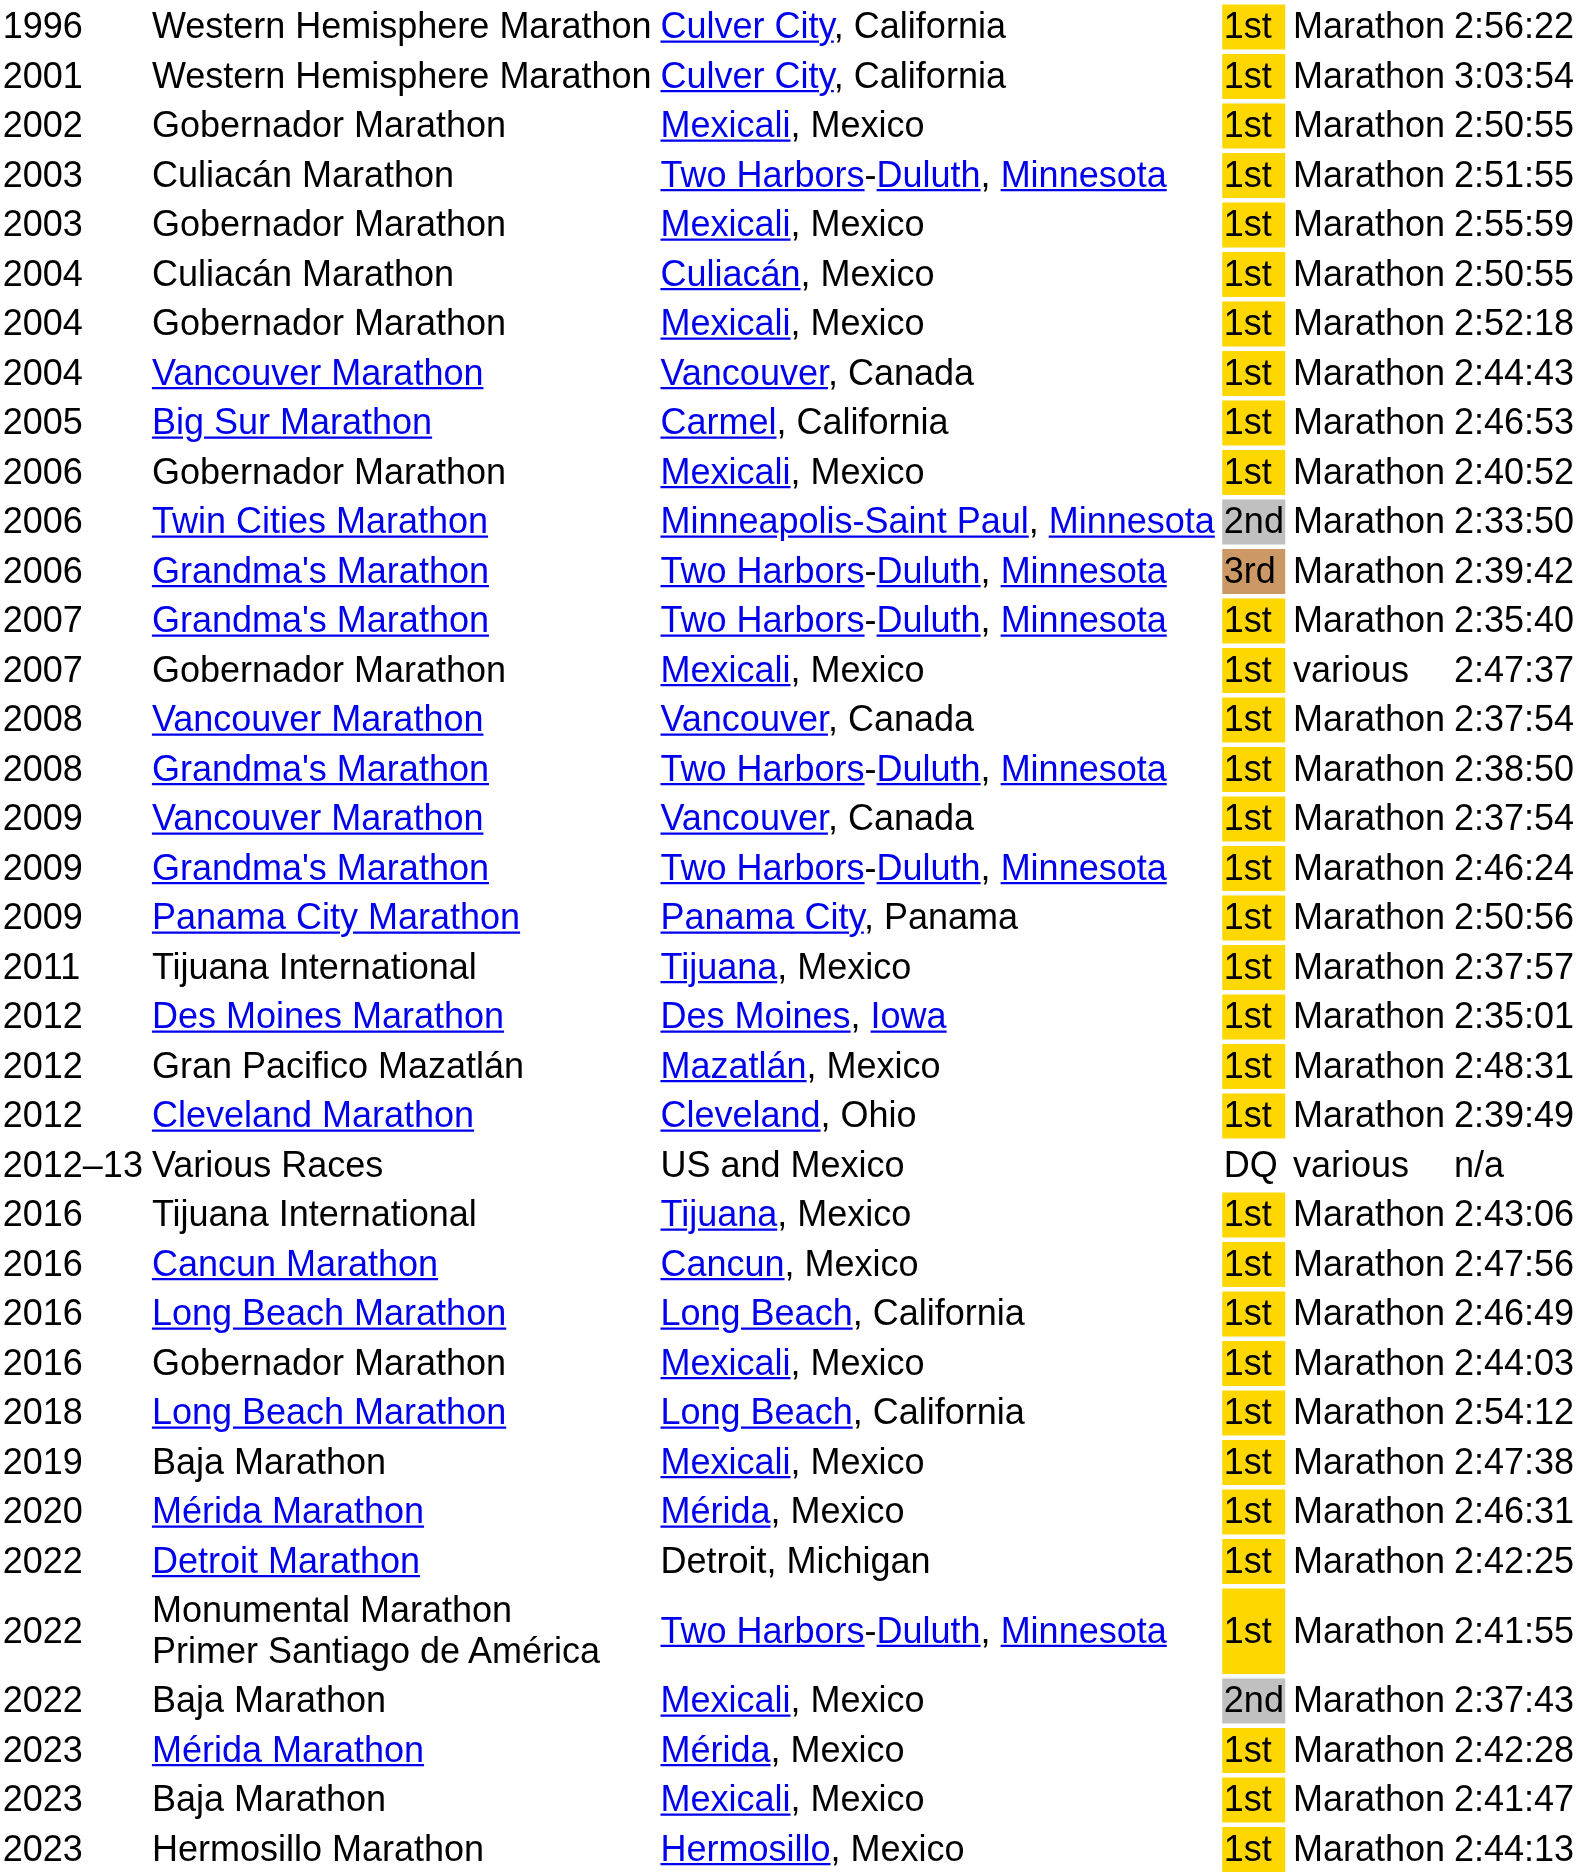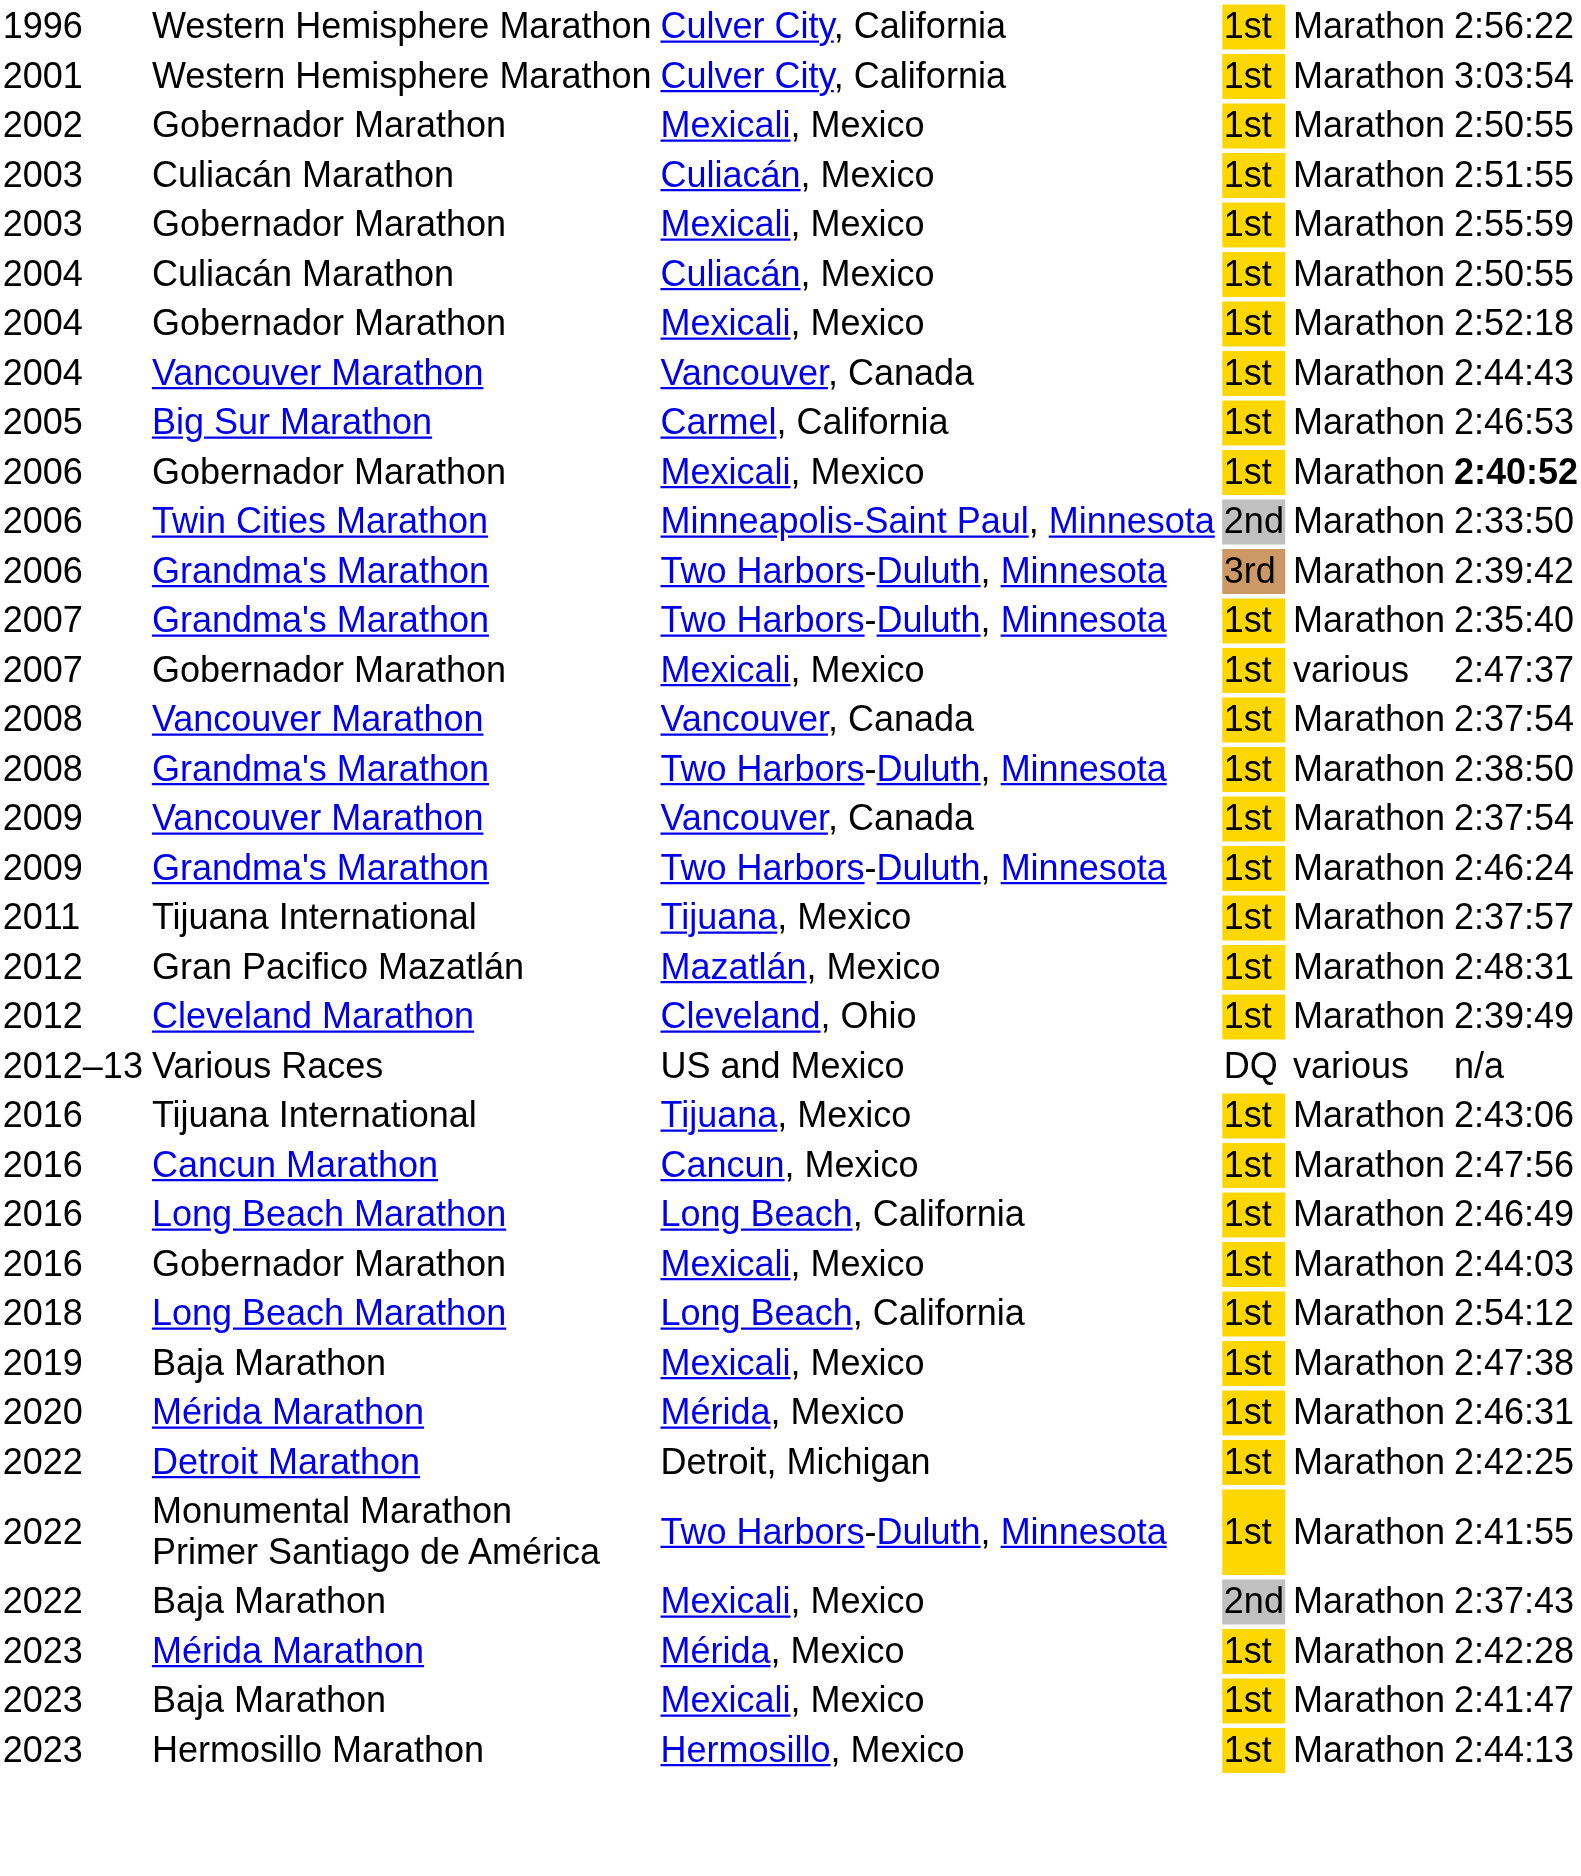(914, 174) Two Harbors-Duluth, Minnesota -> (798, 174) Culiacán, Mexico
(1514, 471) normal -> (1516, 471) bold
- row: (43, 917)
- row: (43, 1016)
